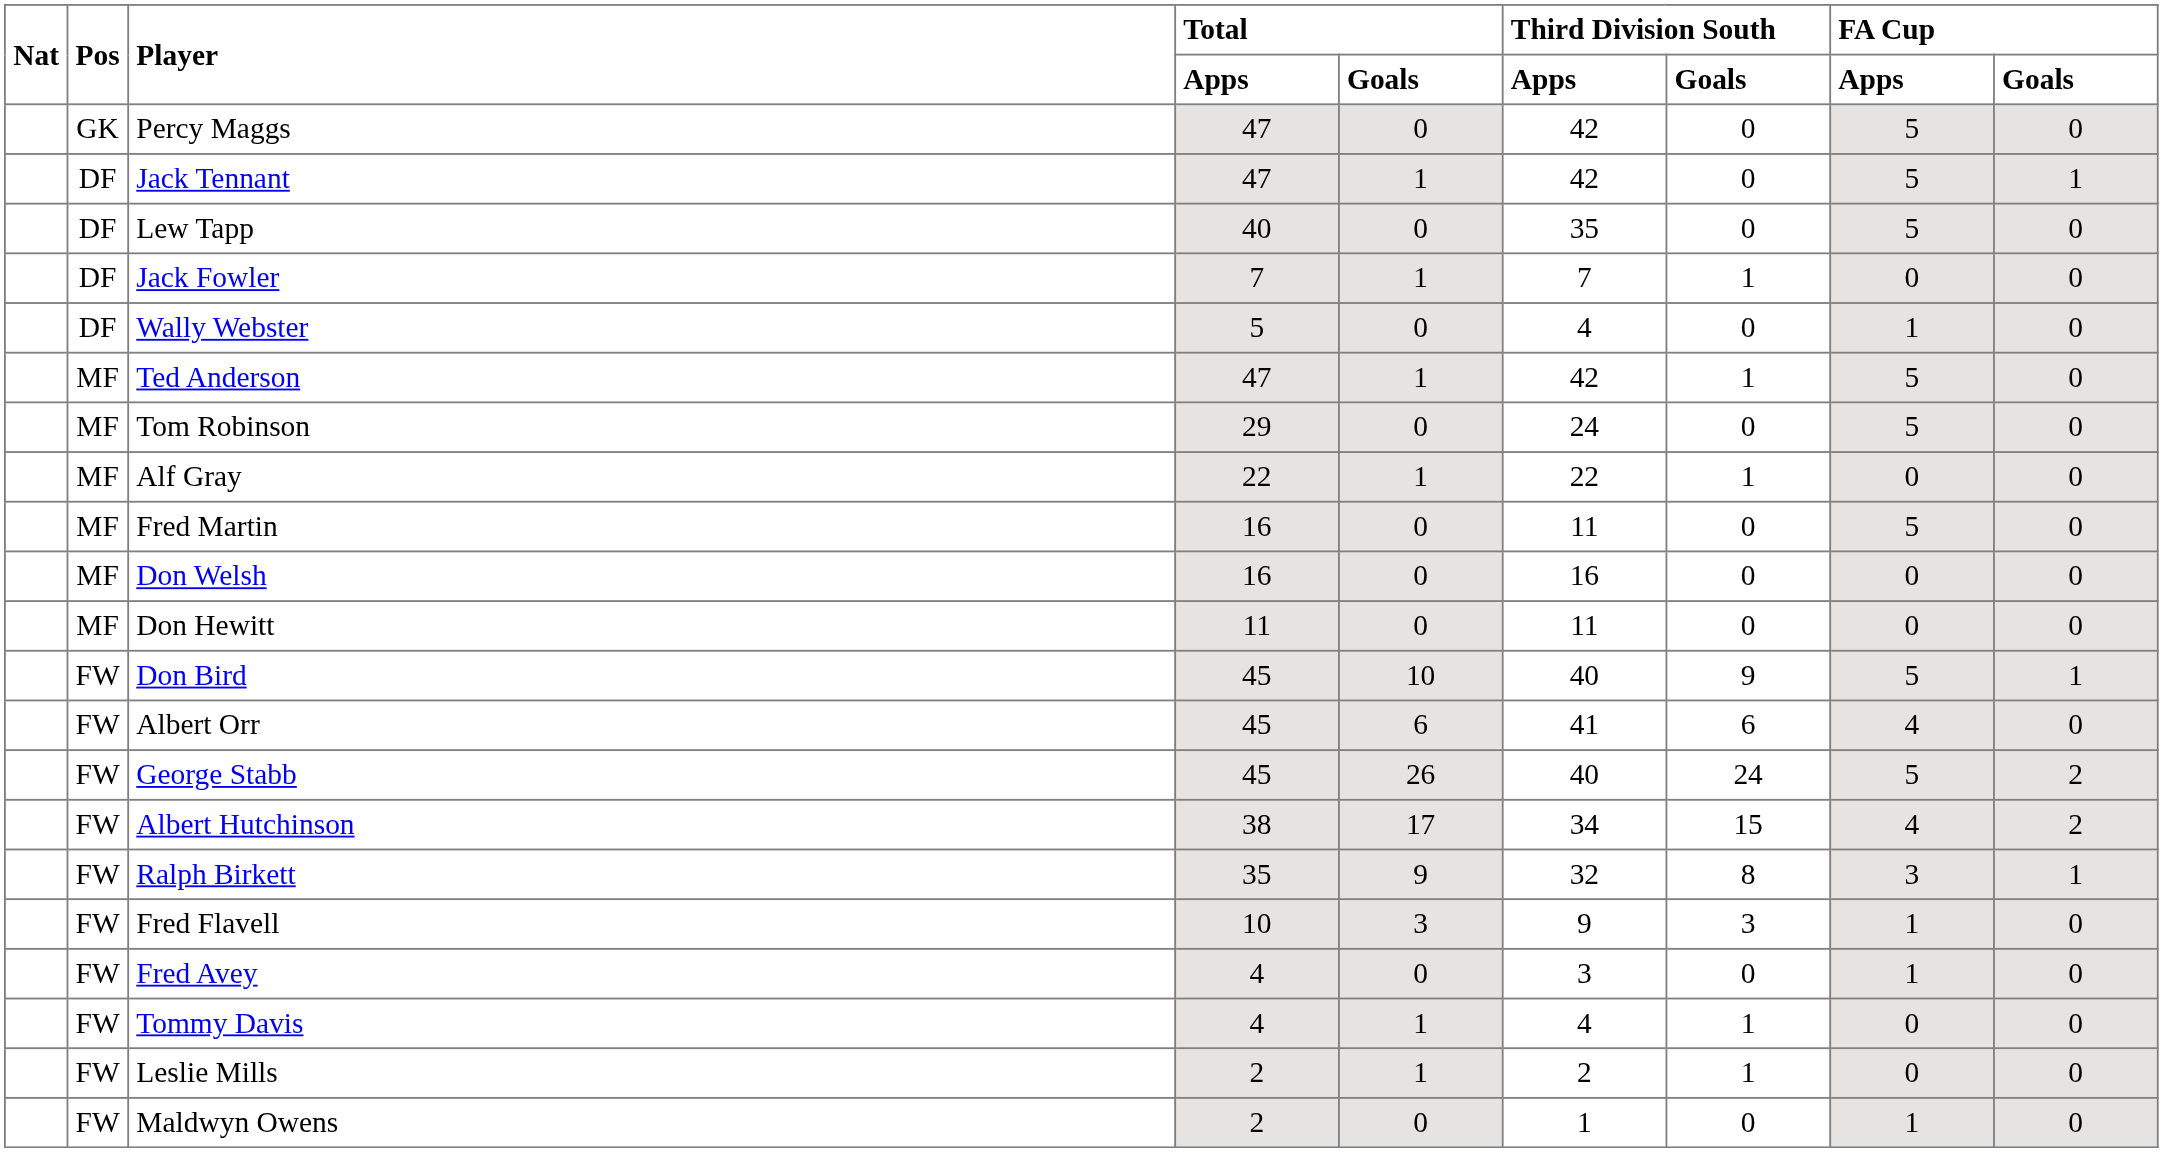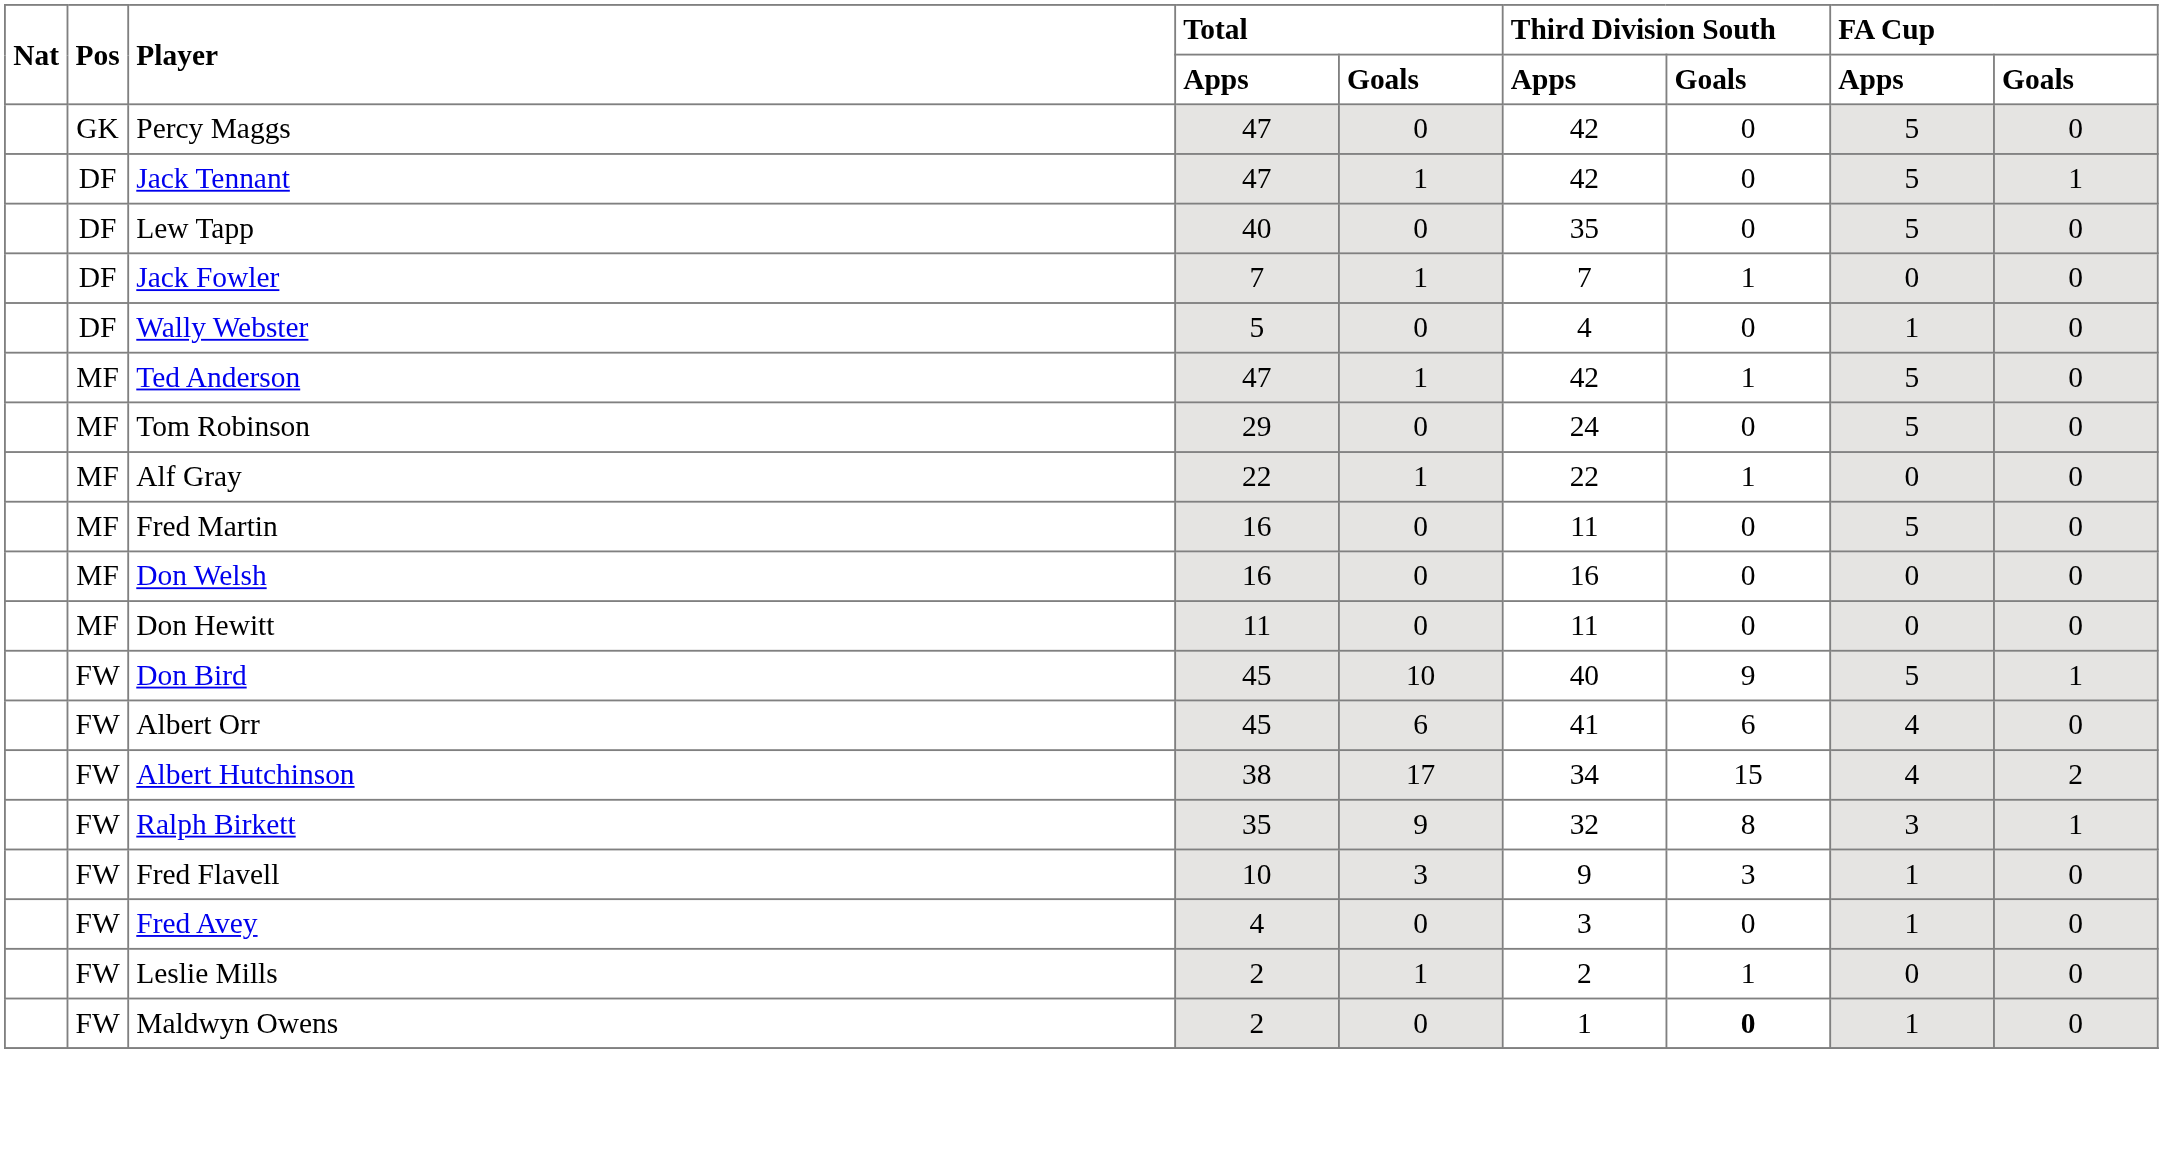- row: (217, 774)
- row: (220, 1022)
(1748, 1122) normal -> (1748, 1022) bold
